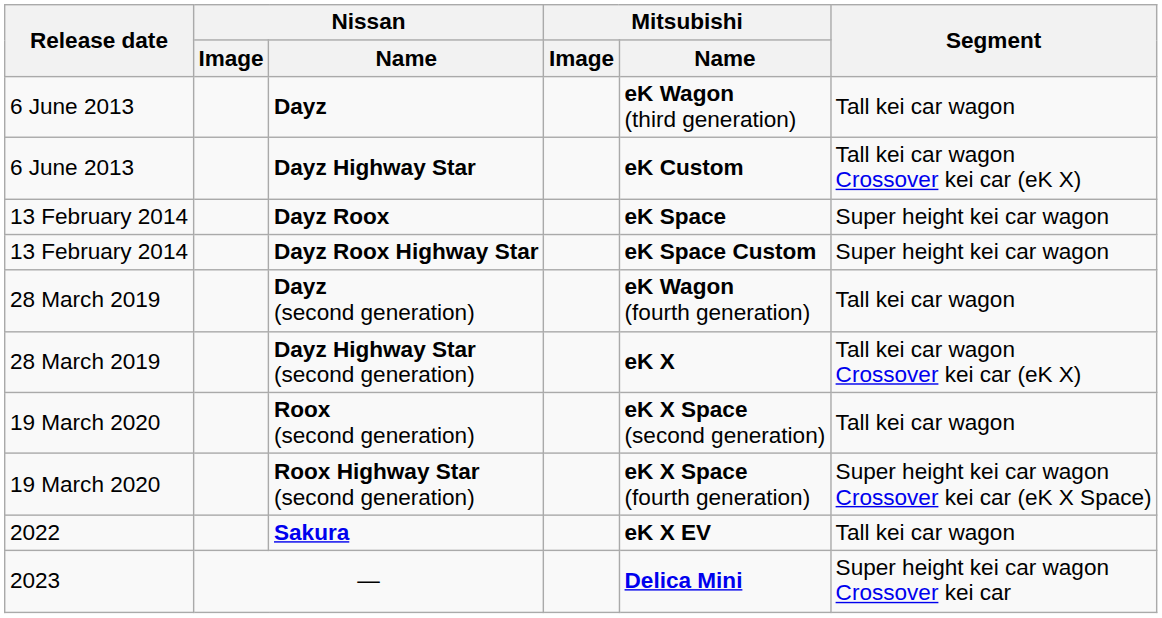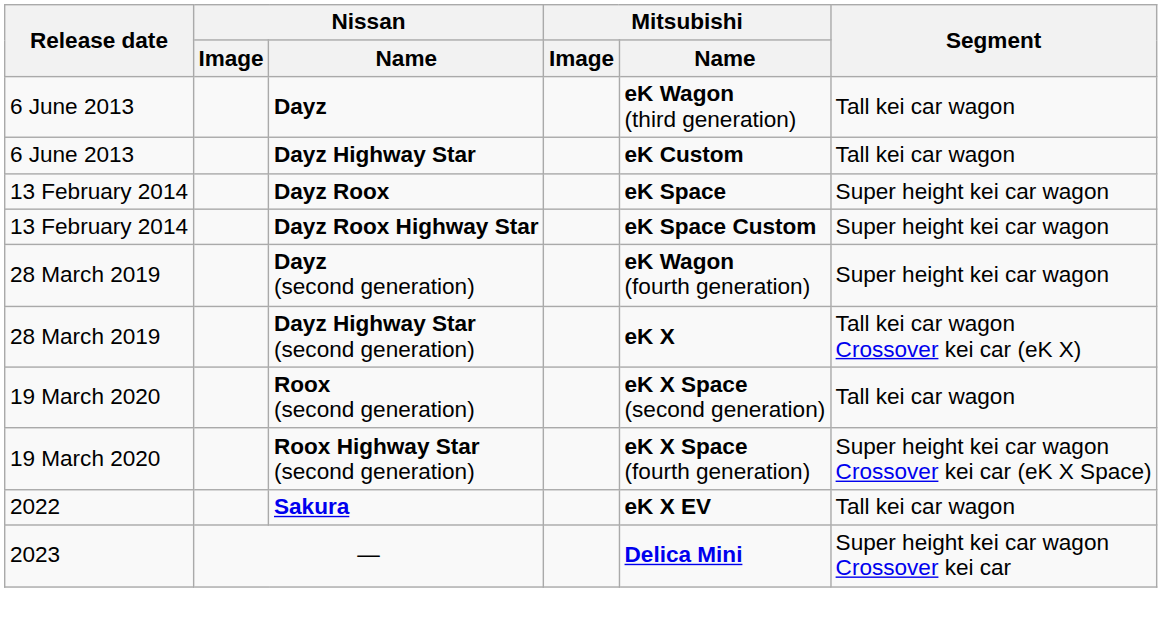(958, 167) Tall kei car wagon Crossover kei car (eK X) -> (925, 155) Tall kei car wagon
(925, 300) Tall kei car wagon -> (972, 275) Super height kei car wagon
